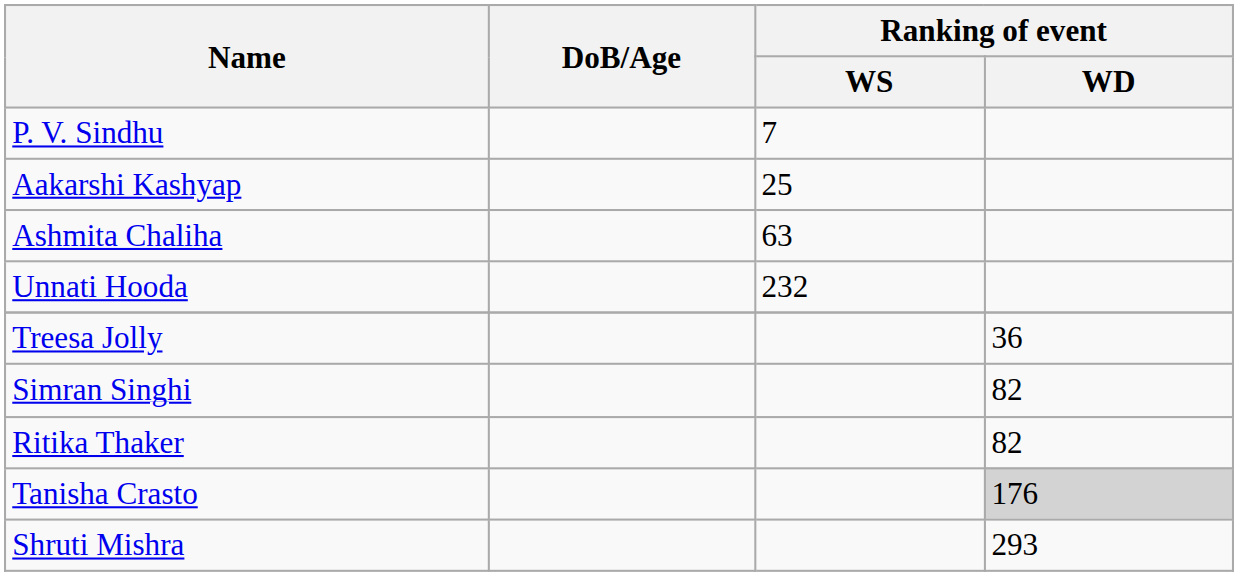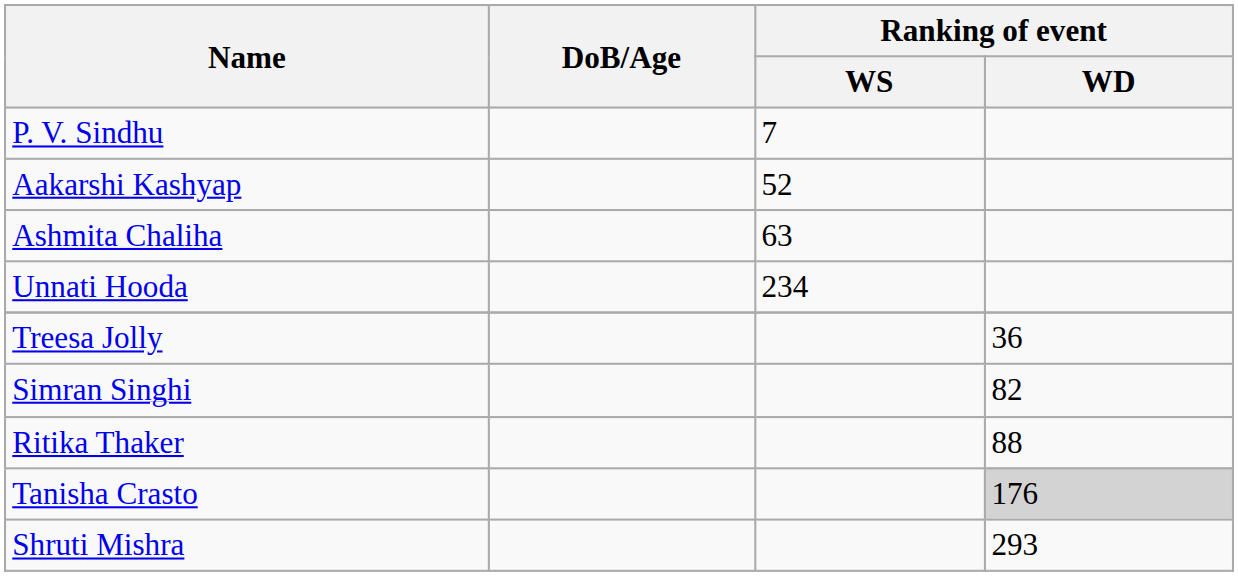(777, 184) 25 -> (777, 184) 52
(785, 287) 232 -> (785, 287) 234
(1007, 441) 82 -> (1007, 441) 88
